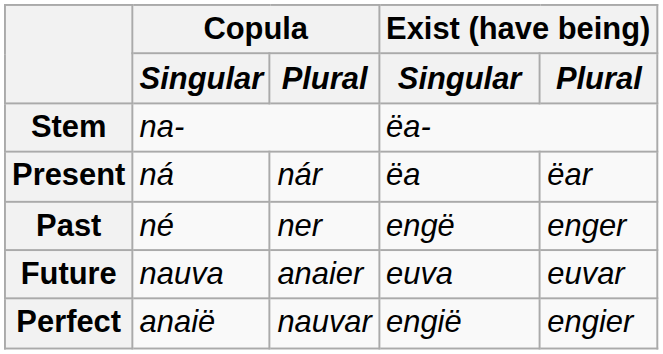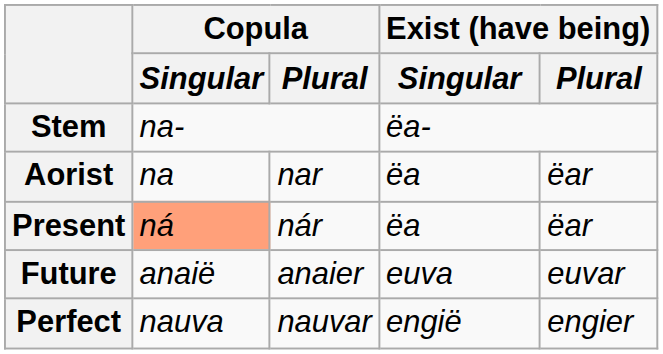+ row: (69, 175)
(157, 175) no background -> (157, 224) lightsalmon background
- row: (69, 224)
(182, 273) nauva -> (177, 273) anaië
(177, 322) anaië -> (182, 322) nauva
